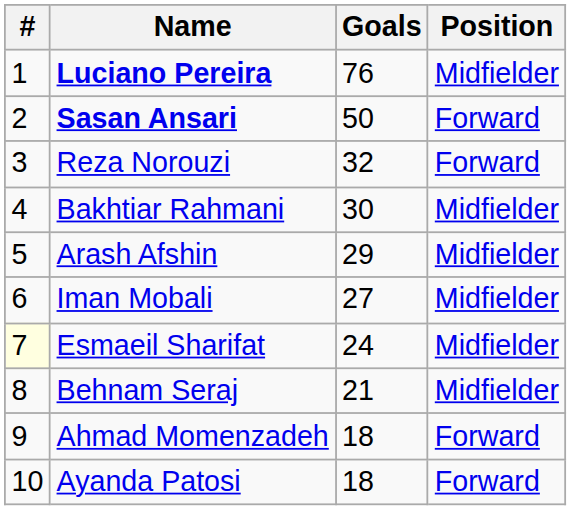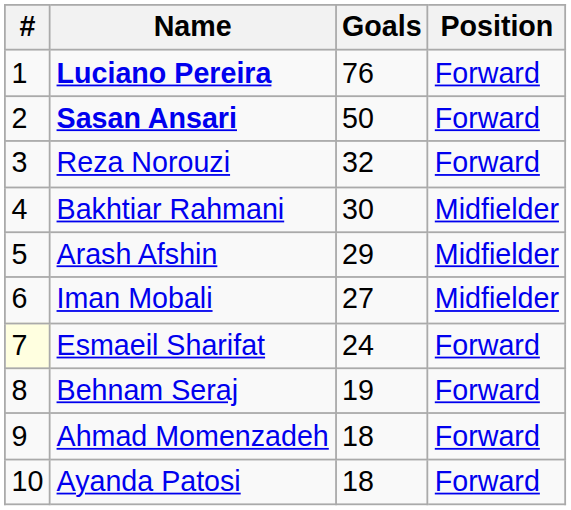(497, 72) Midfielder -> (487, 72) Forward
(497, 345) Midfielder -> (487, 345) Forward
(358, 390) 21 -> (358, 390) 19
(497, 390) Midfielder -> (487, 390) Forward
